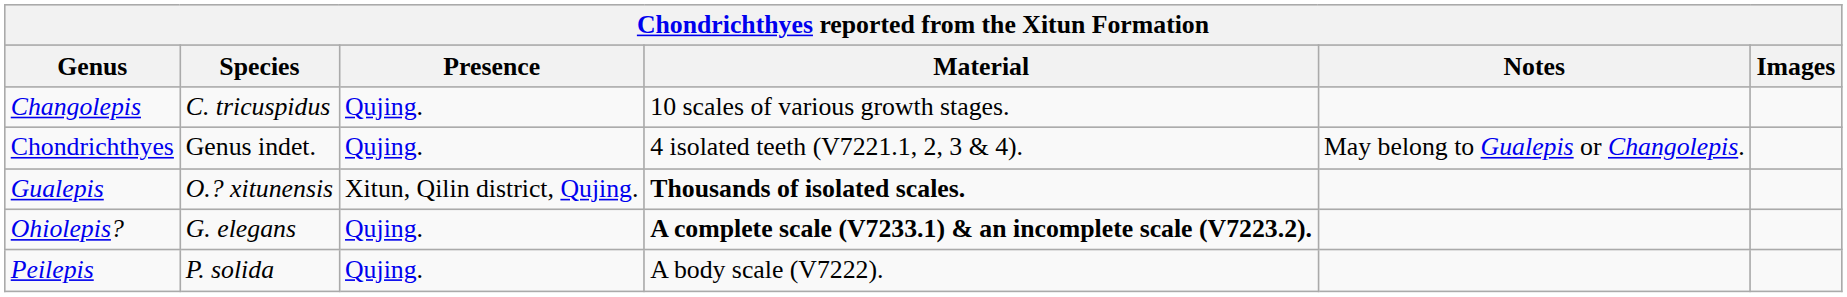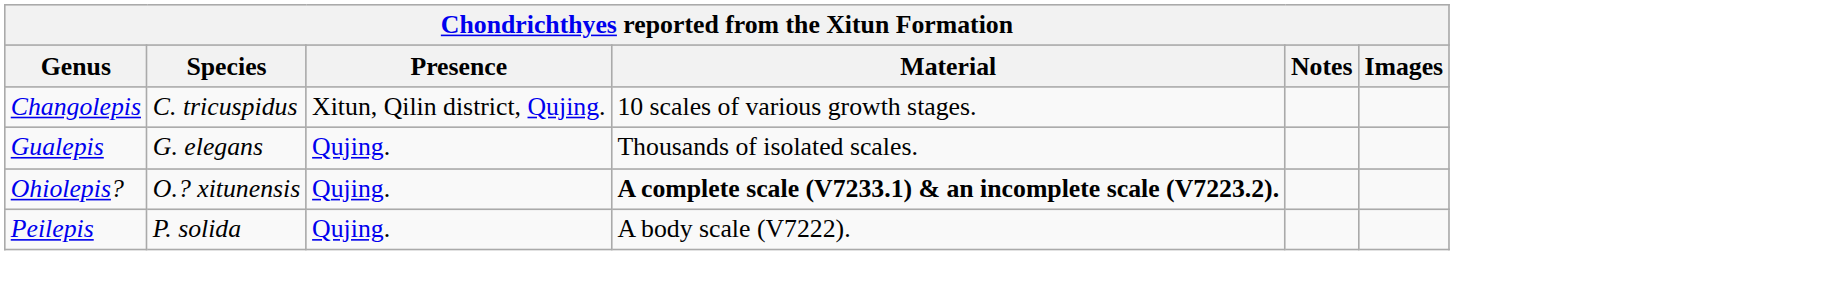(384, 106) Qujing. -> (459, 106) Xitun, Qilin district, Qujing.
- row: (92, 147)
(259, 188) O.? xitunensis -> (208, 147) G. elegans
(492, 188) Xitun, Qilin district, Qujing. -> (351, 147) Qujing.
(808, 188) bold -> (768, 147) normal
(241, 229) G. elegans -> (227, 188) O.? xitunensis
